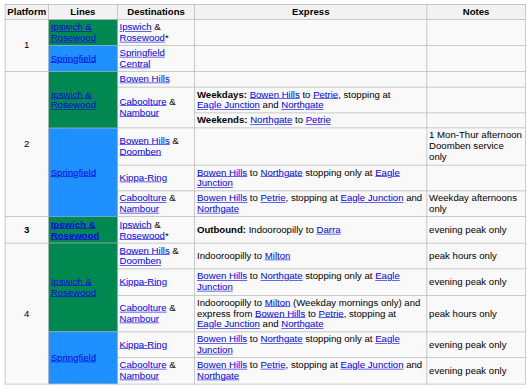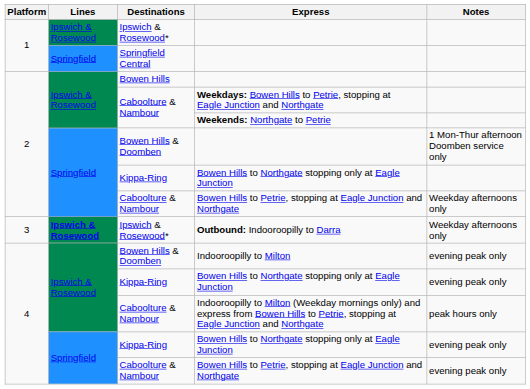(27, 230) bold -> (27, 230) normal
(468, 230) evening peak only -> (473, 230) Weekday afternoons only
(463, 256) peak hours only -> (468, 256) evening peak only
